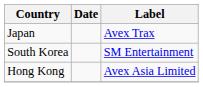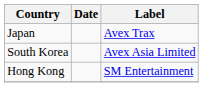(149, 52) SM Entertainment -> (150, 52) Avex Asia Limited
(150, 71) Avex Asia Limited -> (149, 71) SM Entertainment
